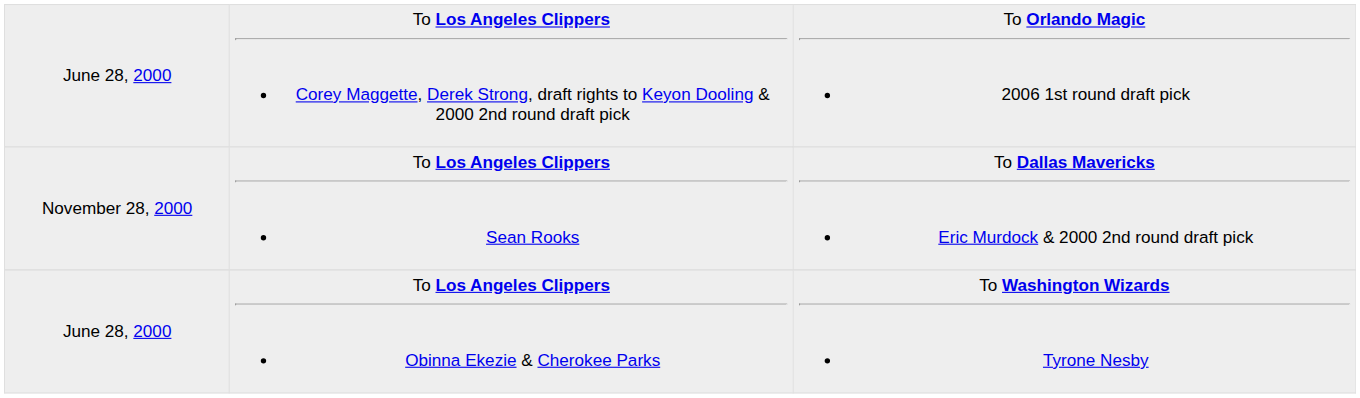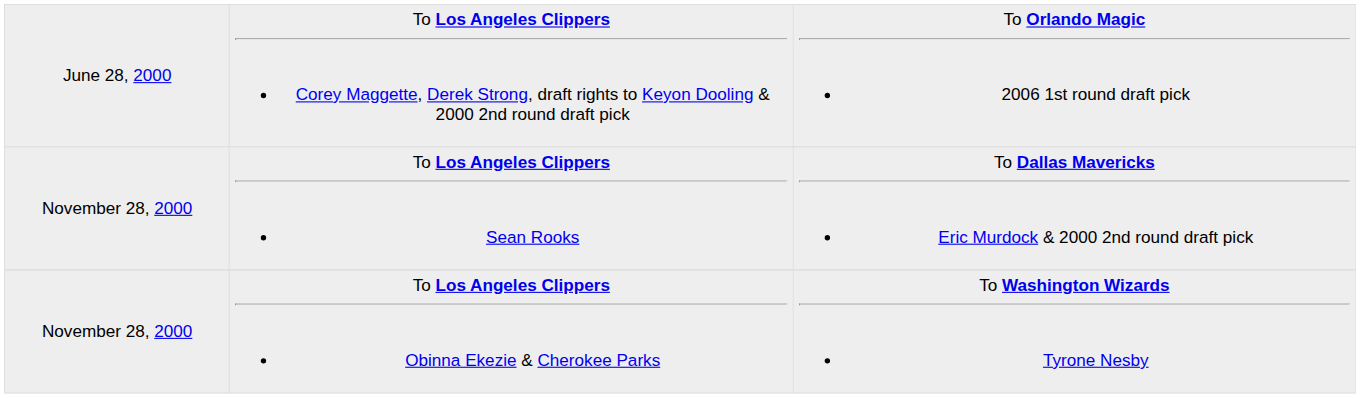(117, 331) June 28, 2000 -> (117, 331) November 28, 2000
